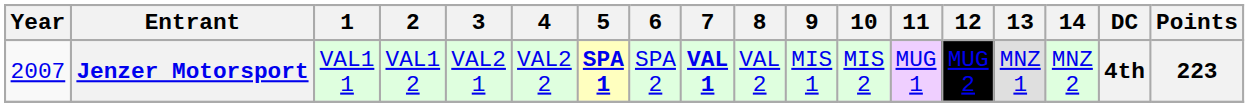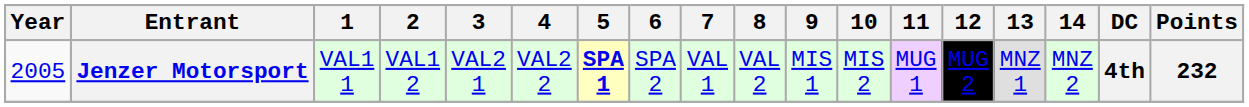(38, 71) 2007 -> (38, 71) 2005
(708, 71) bold -> (708, 71) normal
(1197, 71) 223 -> (1197, 71) 232
